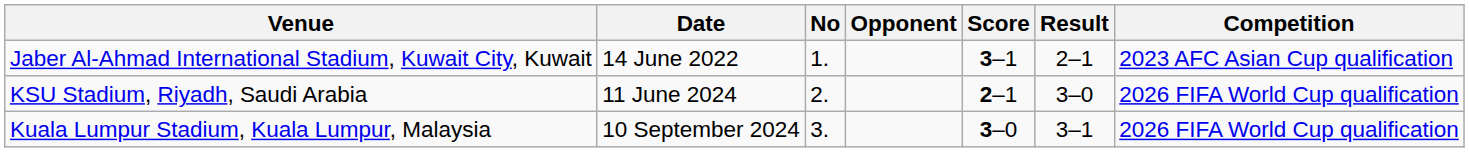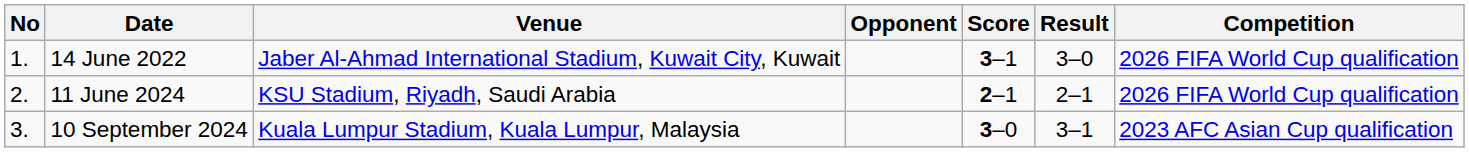columns swapped: (825, 23) <-> (301, 23)
(1074, 58) 2–1 -> (1074, 58) 3–0
(1286, 58) 2023 AFC Asian Cup qualification -> (1289, 58) 2026 FIFA World Cup qualification
(1074, 94) 3–0 -> (1074, 94) 2–1
(1289, 130) 2026 FIFA World Cup qualification -> (1286, 130) 2023 AFC Asian Cup qualification
